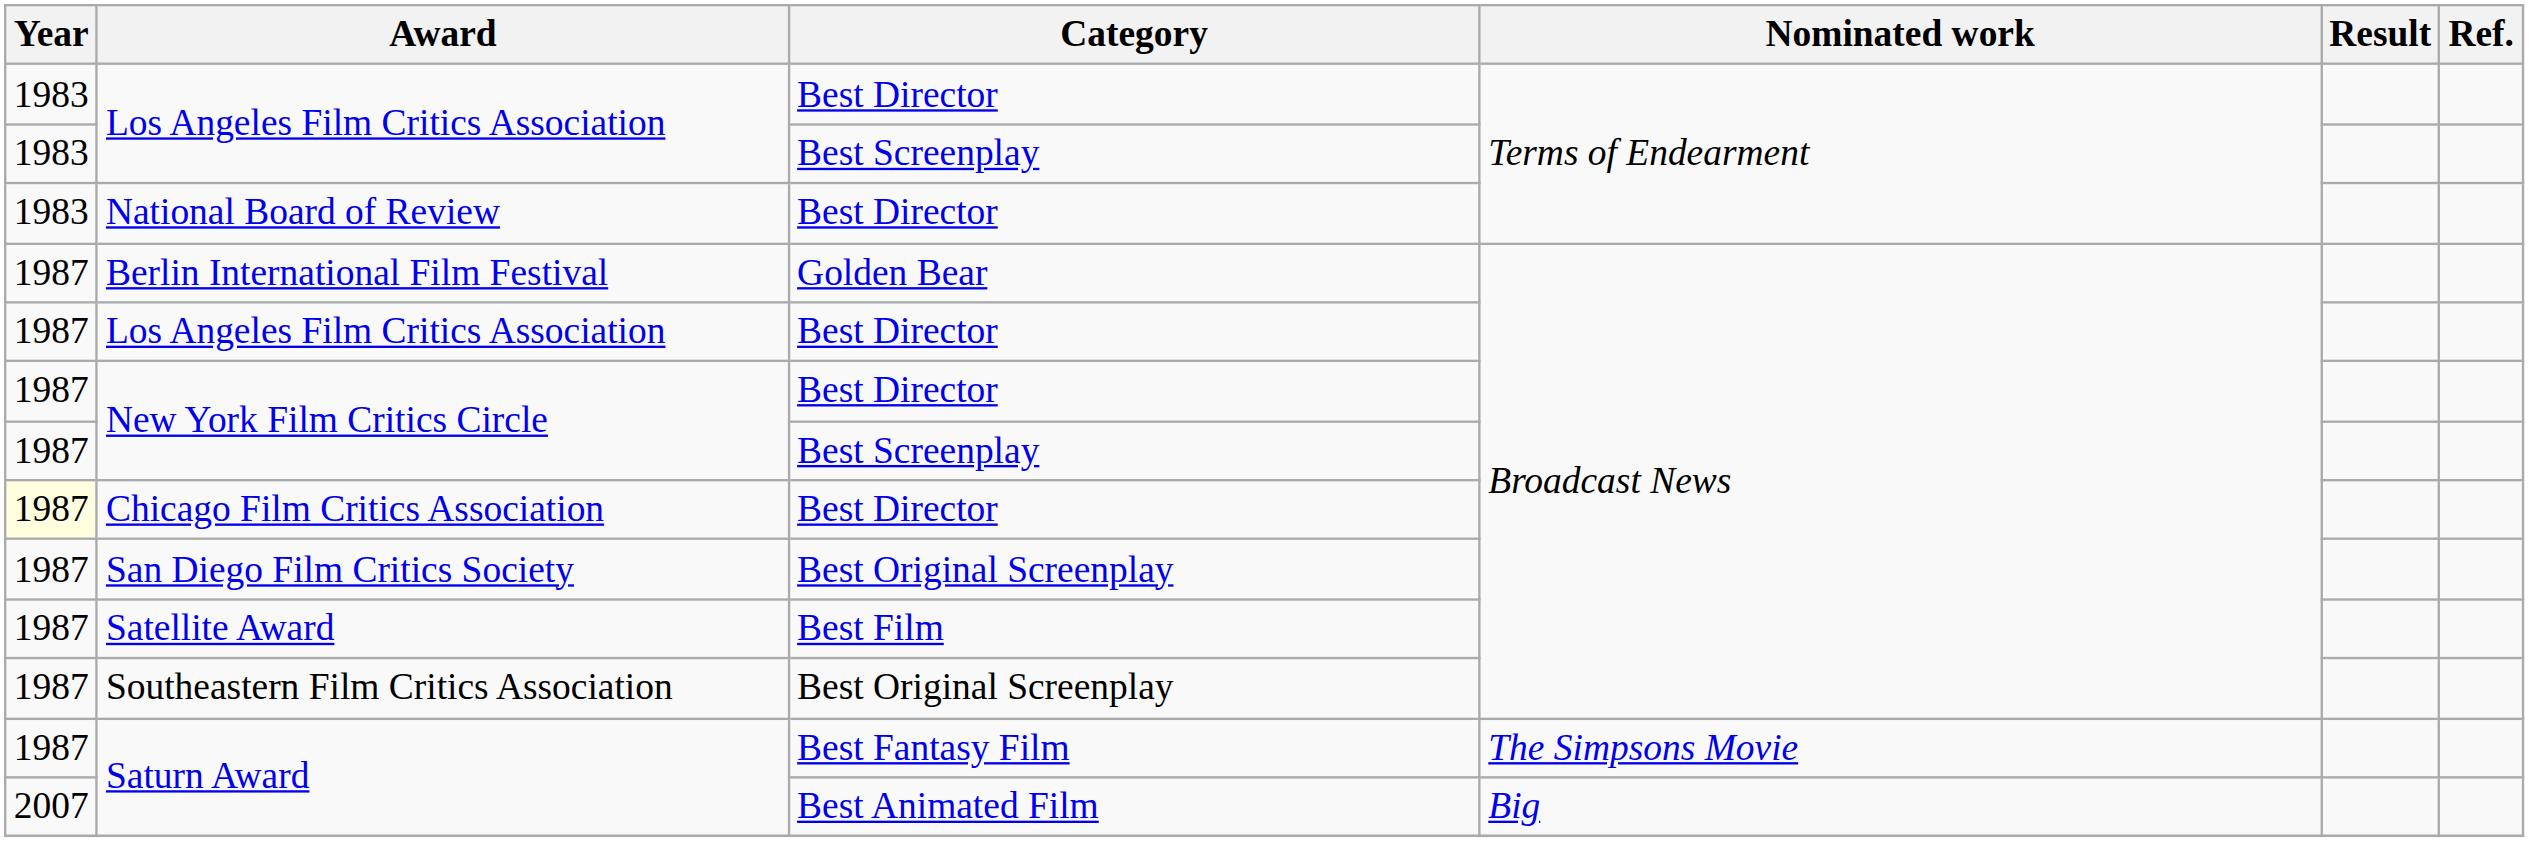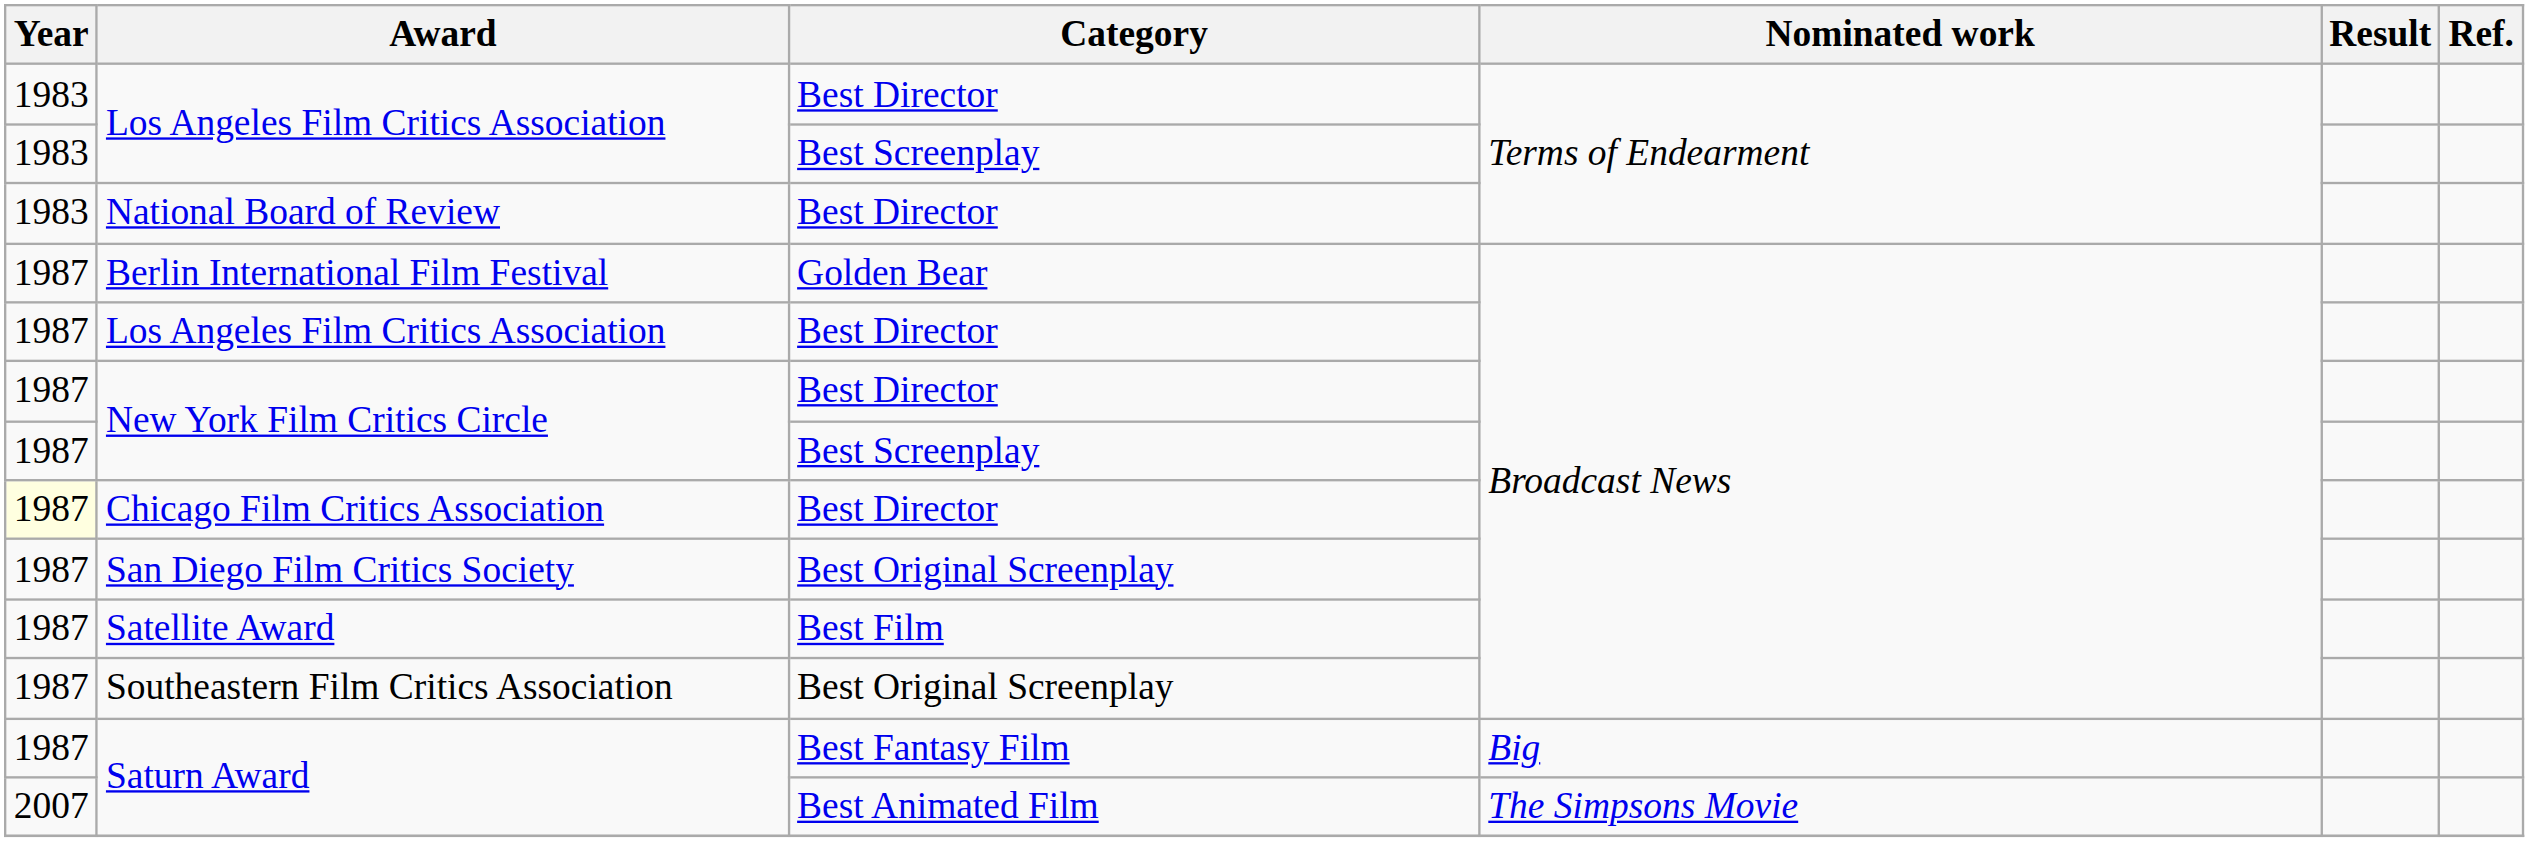(1643, 746) The Simpsons Movie -> (1514, 746) Big
(1514, 806) Big -> (1643, 806) The Simpsons Movie
